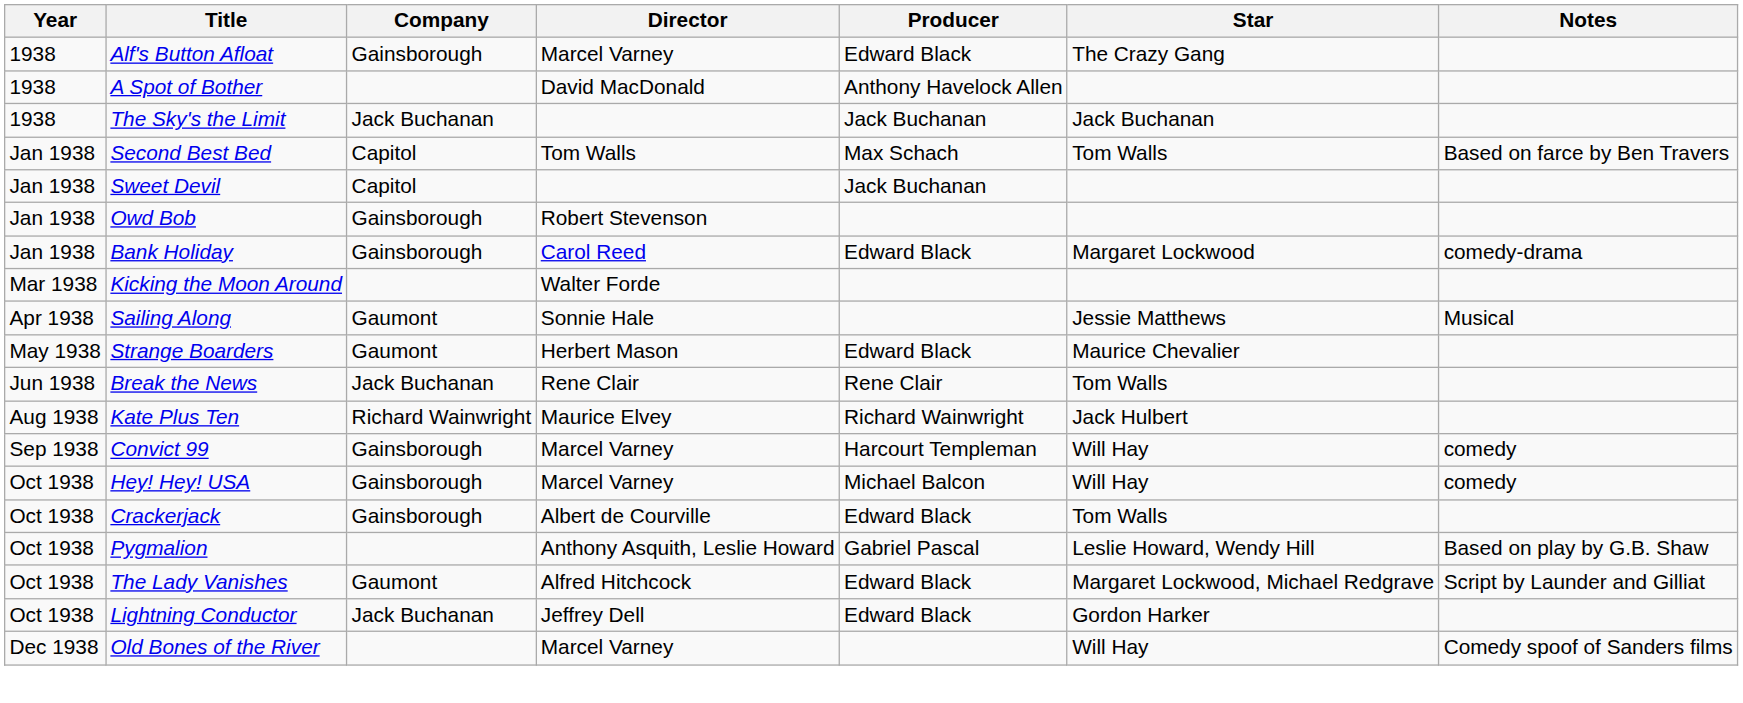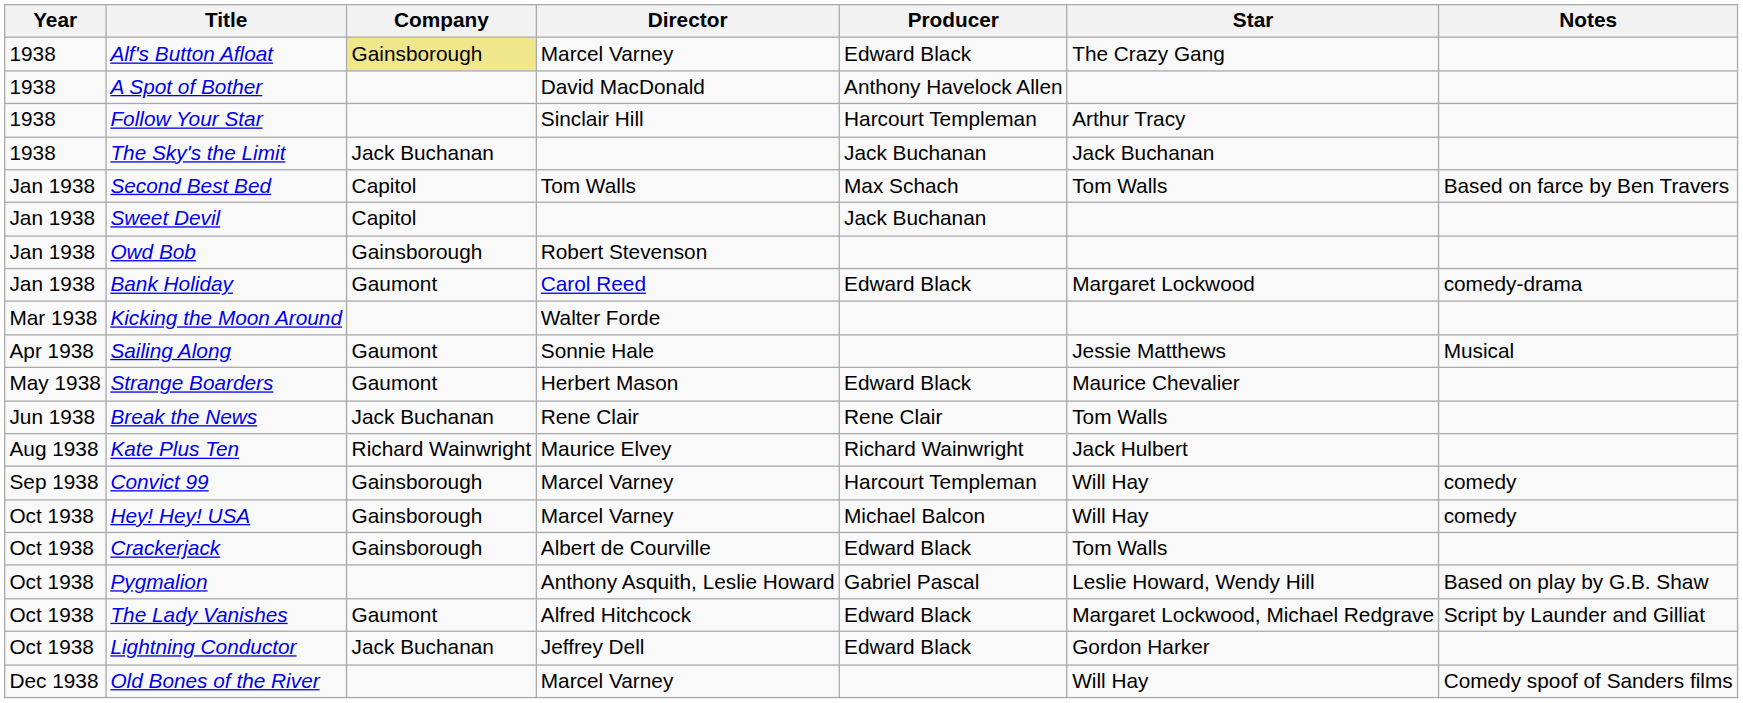(417, 53) no background -> (417, 53) khaki background
+ row: (186, 119)
(417, 251) Gainsborough -> (394, 284) Gaumont
